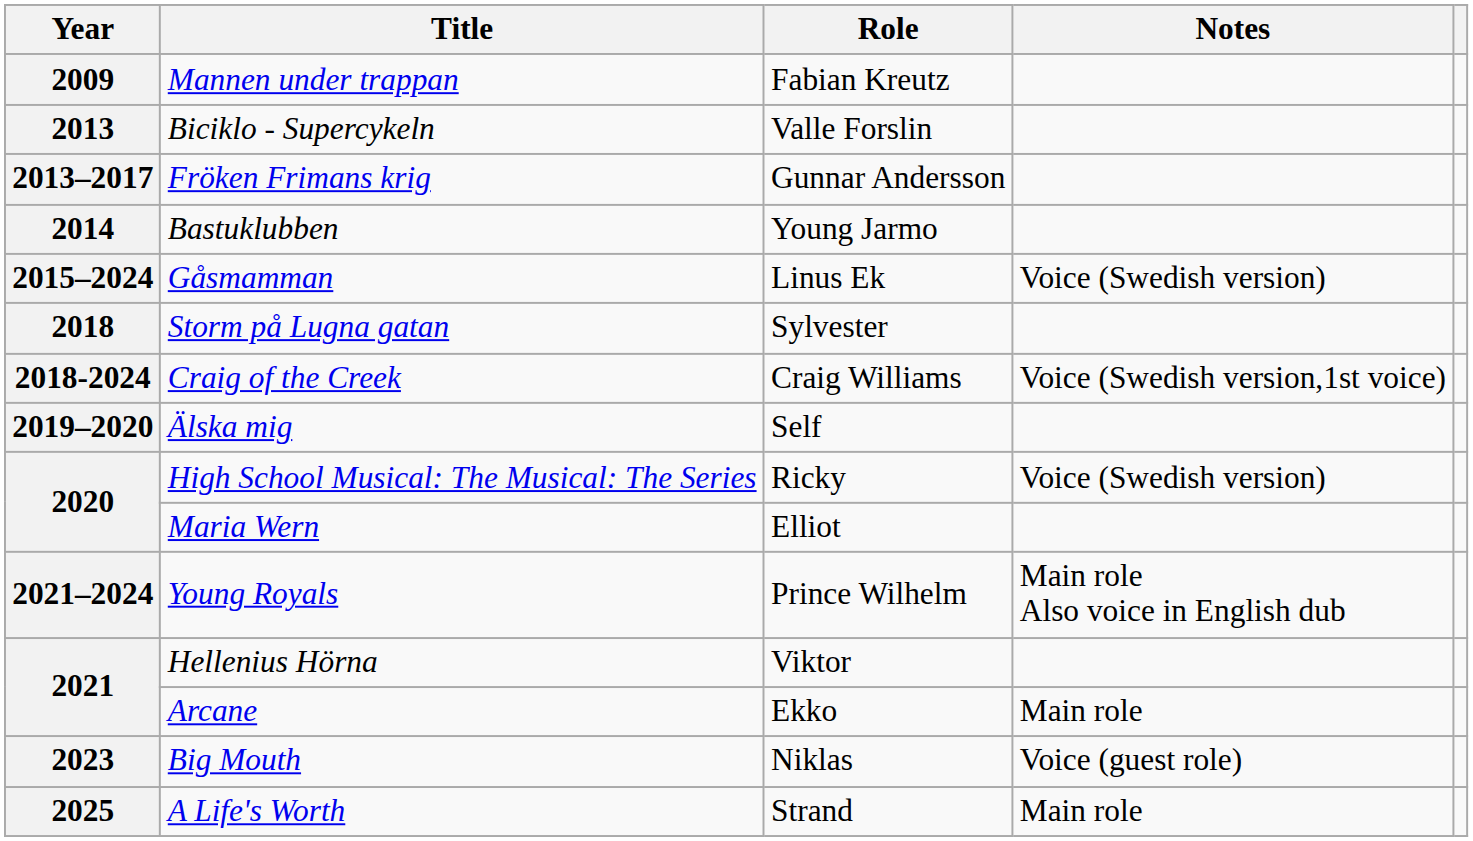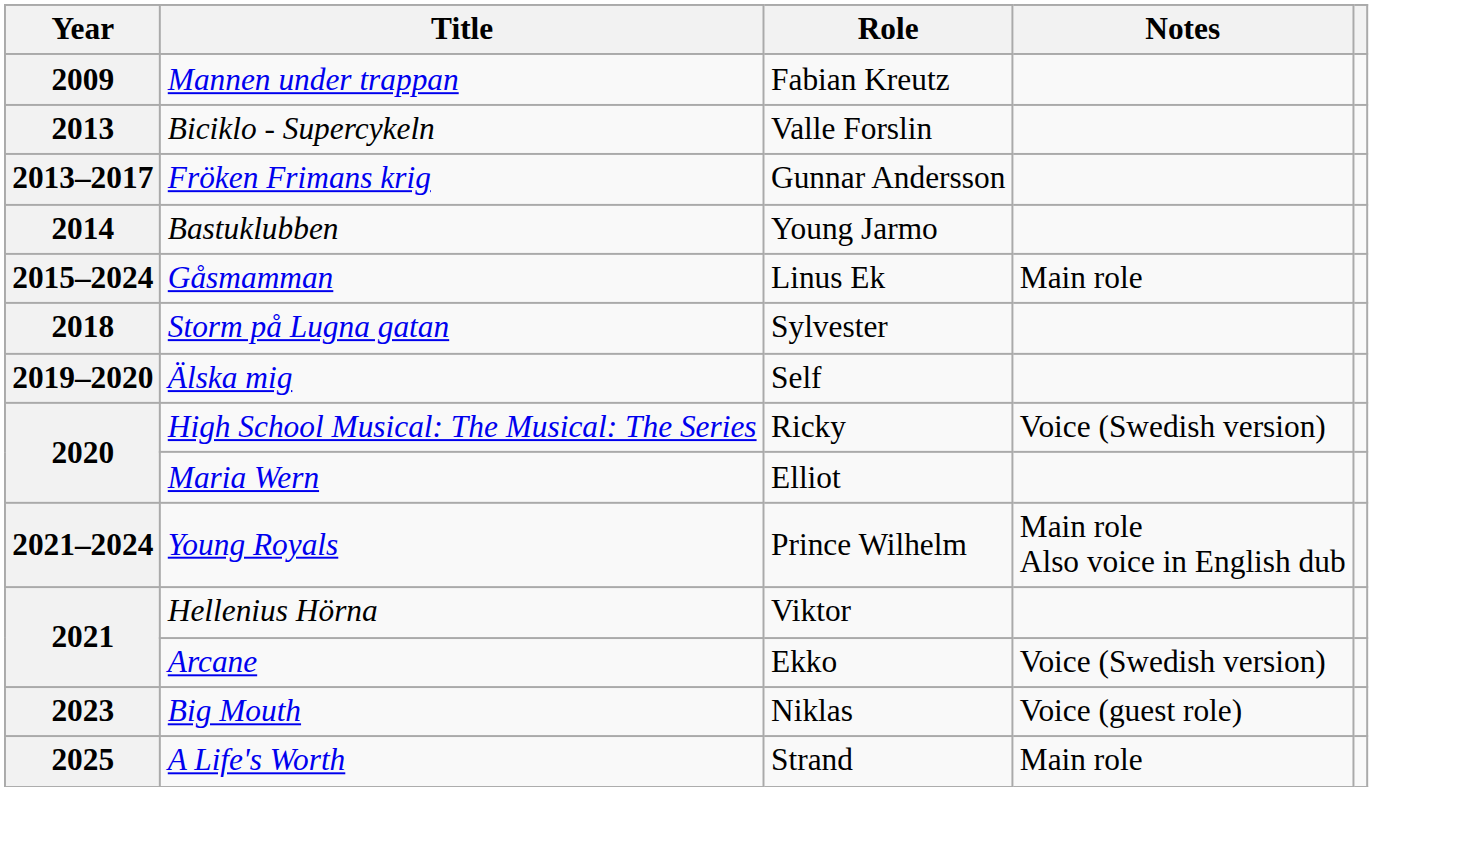(1173, 278) Voice (Swedish version) -> (1081, 278) Main role
- row: (284, 377)
(1081, 711) Main role -> (1173, 661) Voice (Swedish version)
